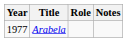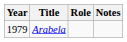(17, 29) 1977 -> (17, 29) 1979
